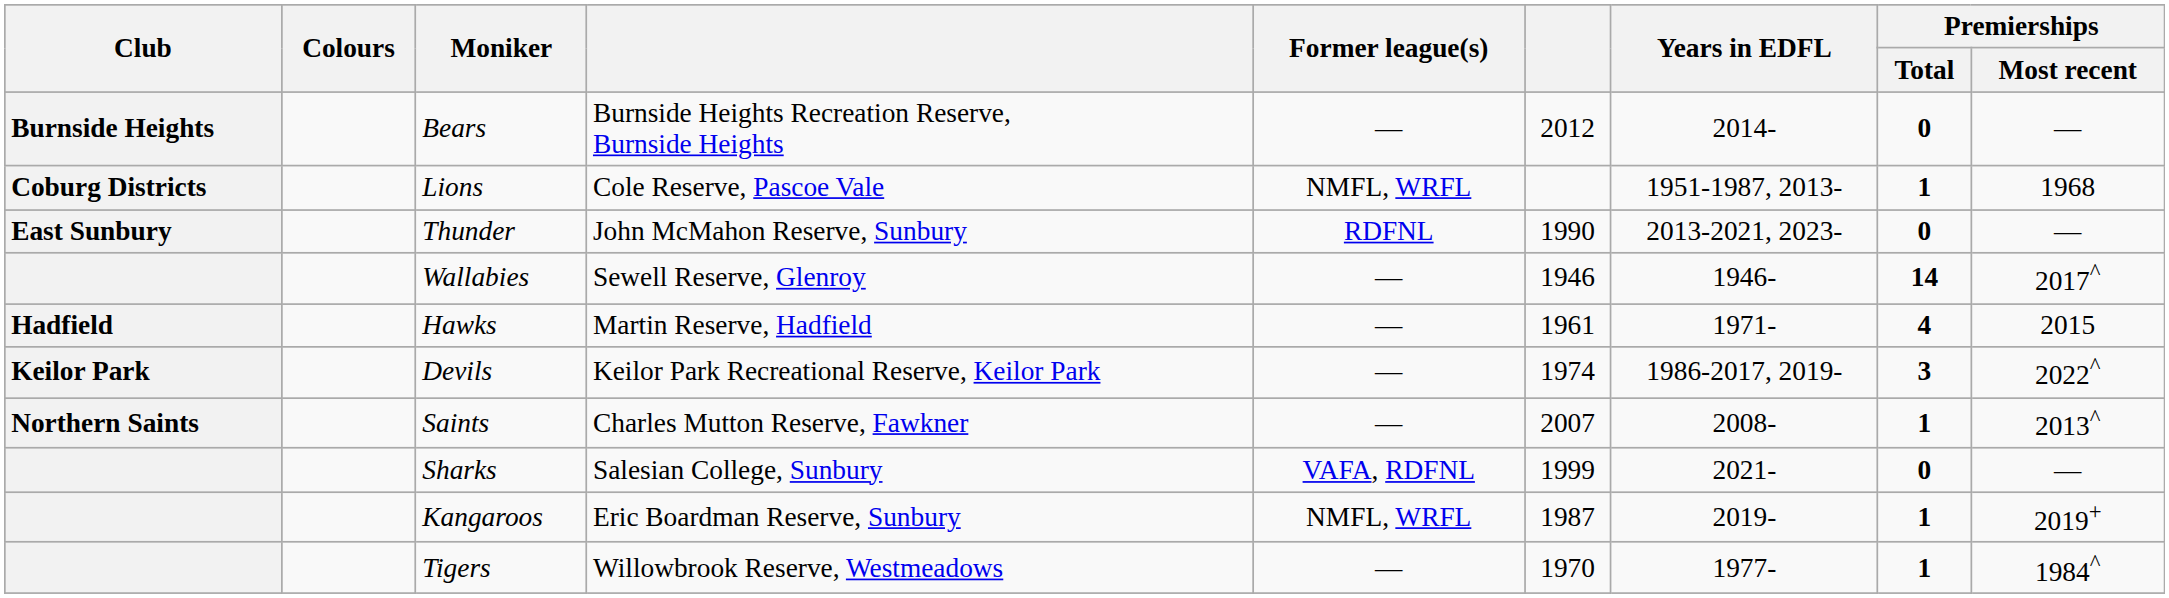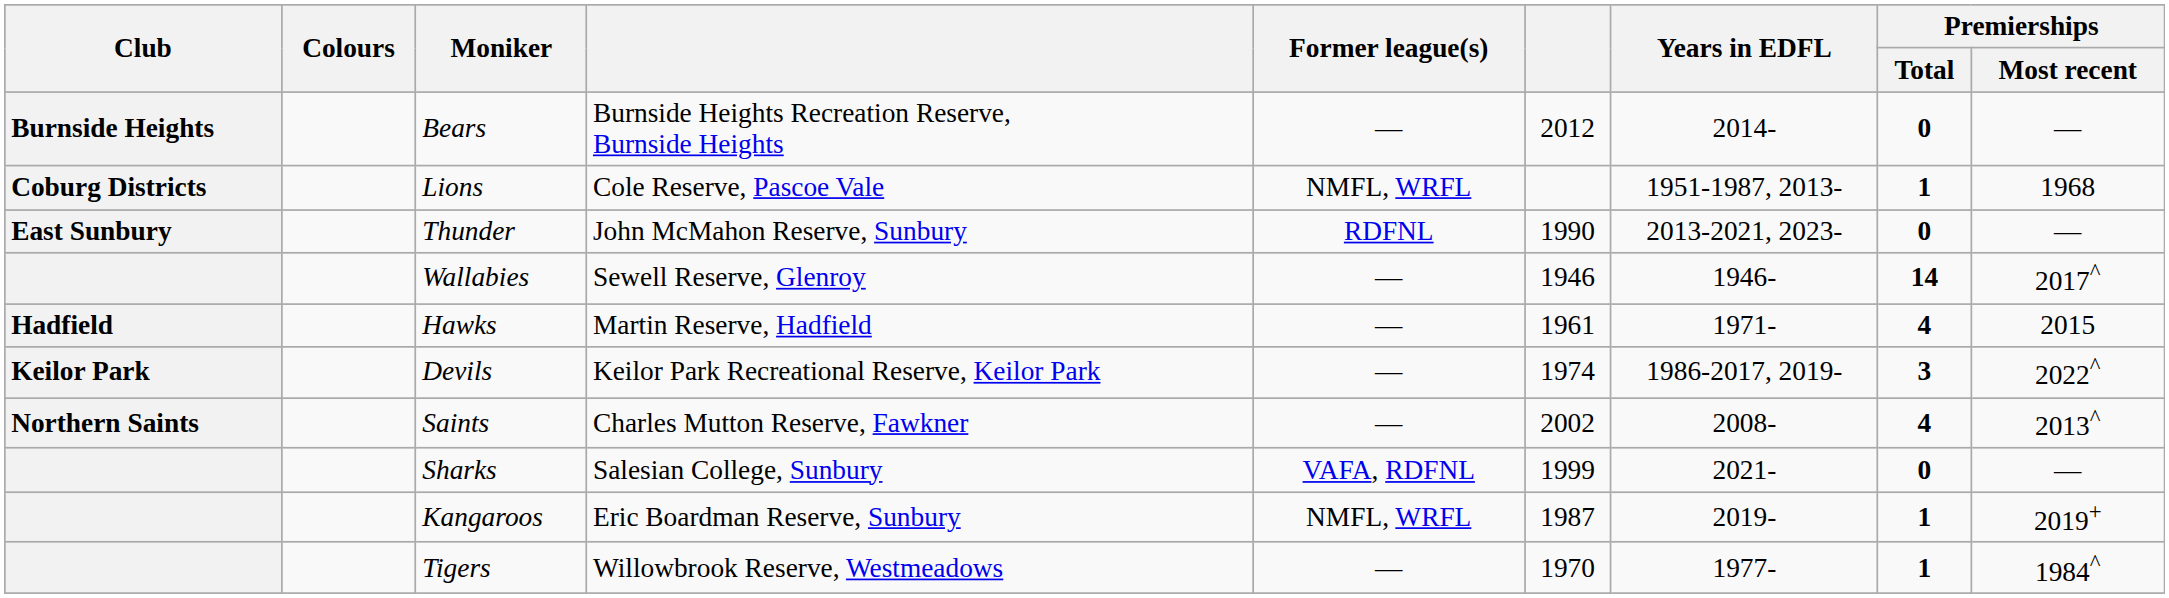(1568, 422) 2007 -> (1568, 422) 2002
(1924, 422) 1 -> (1924, 422) 4
